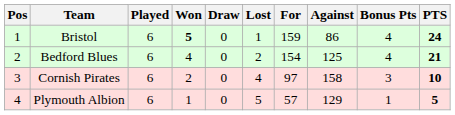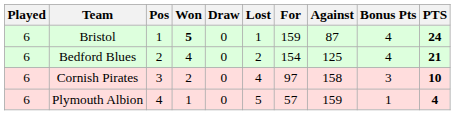columns swapped: (17, 15) <-> (150, 15)
(332, 36) 86 -> (332, 36) 87
(332, 99) 129 -> (332, 99) 159
(435, 99) 5 -> (435, 99) 4
